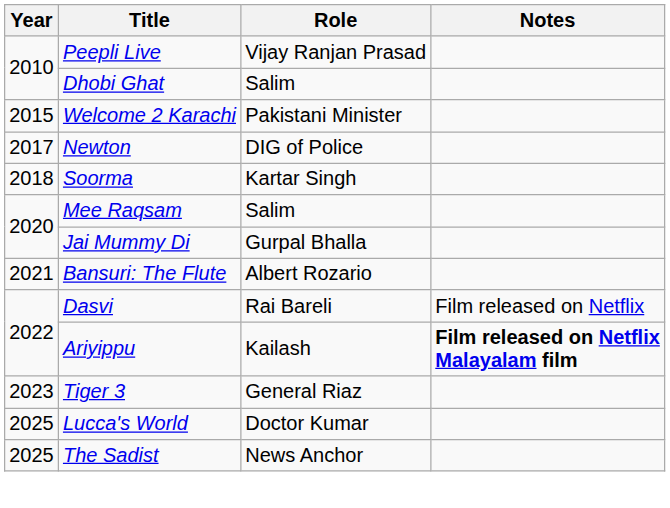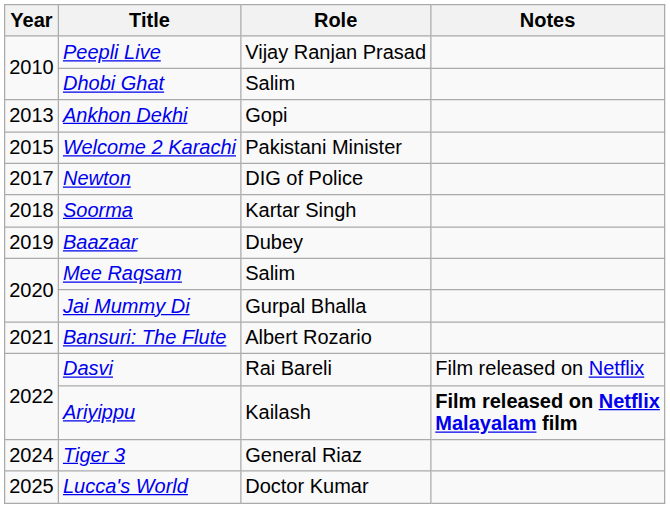+ row: (125, 115)
+ row: (100, 242)
(31, 391) 2023 -> (31, 455) 2024
- row: (111, 455)
